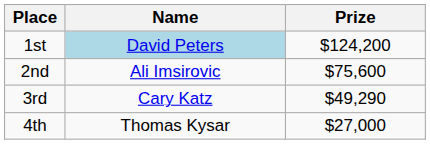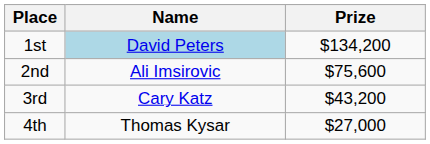(355, 44) $124,200 -> (355, 44) $134,200
(355, 98) $49,290 -> (355, 98) $43,200
